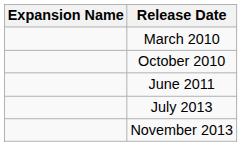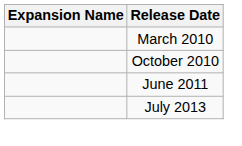- row: (182, 130)
